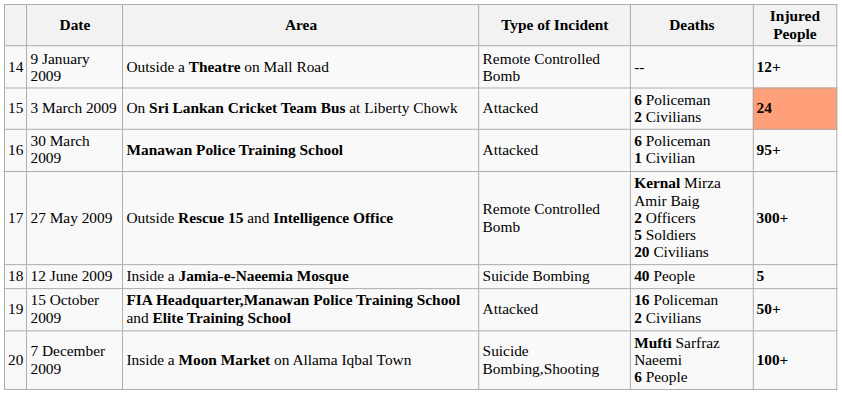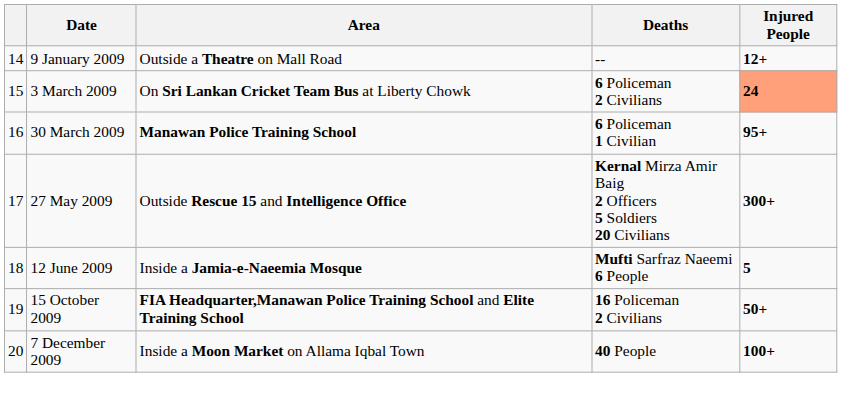- column: (555, 25)
(665, 276) 40 People -> (664, 268) Mufti Sarfraz Naeemi 6 People
(677, 360) Mufti Sarfraz Naeemi 6 People -> (626, 351) 40 People
